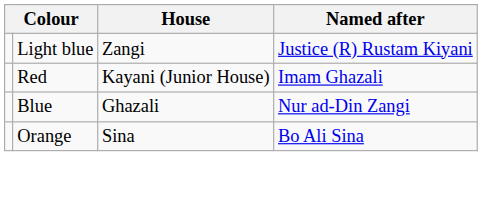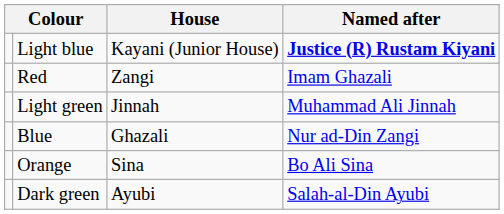(123, 48) Zangi -> (195, 48) Kayani (Junior House)
(375, 48) normal -> (391, 48) bold
(186, 77) Kayani (Junior House) -> (133, 77) Zangi
+ row: (60, 106)
+ row: (58, 194)
